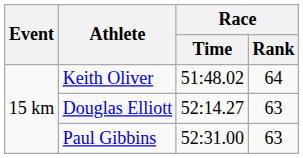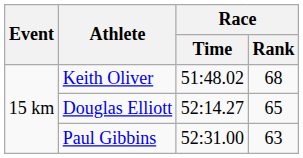(274, 79) 64 -> (274, 79) 68
(274, 108) 63 -> (274, 108) 65
